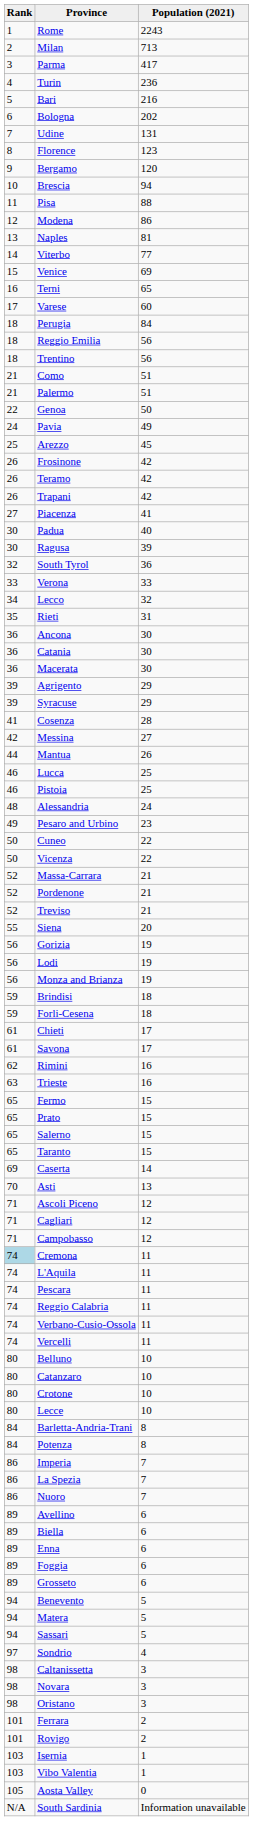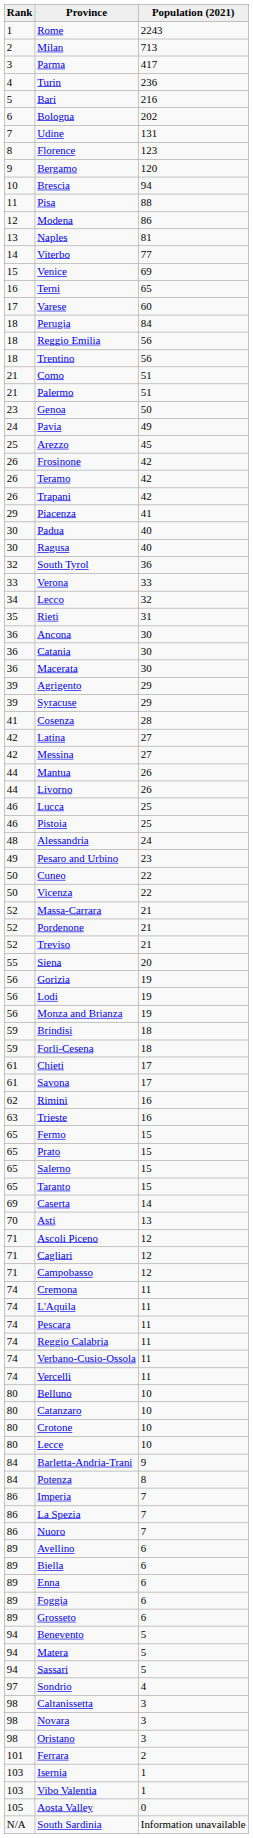(12, 409) 22 -> (12, 409) 23
(12, 513) 27 -> (12, 513) 29
(146, 548) 39 -> (146, 548) 40
+ row: (51, 737)
+ row: (55, 789)
(12, 1255) lightblue background -> (12, 1289) no background
(144, 1428) 8 -> (144, 1462) 9
- row: (53, 1738)
